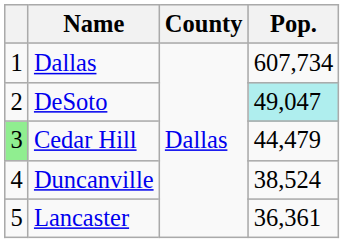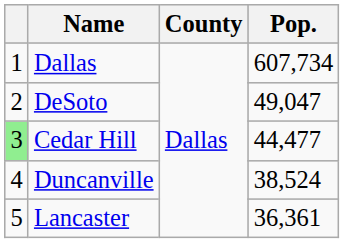(287, 101) paleturquoise background -> (287, 101) no background
(287, 140) 44,479 -> (287, 140) 44,477
